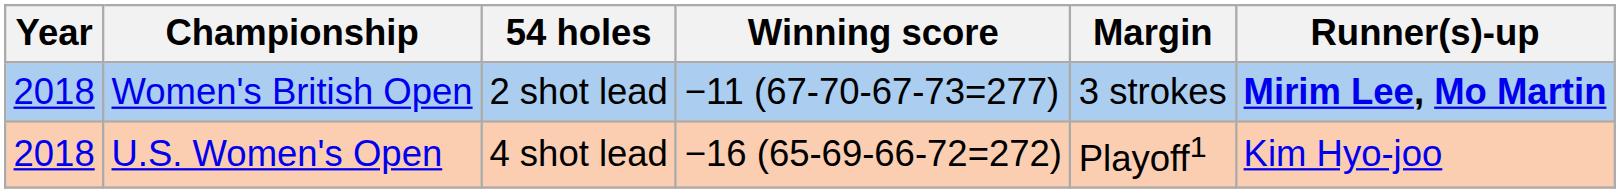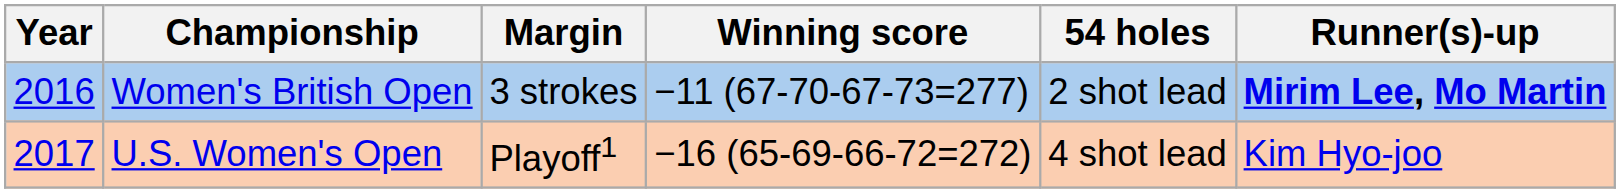columns swapped: (579, 33) <-> (1153, 33)
(54, 91) 2018 -> (54, 91) 2016
(54, 154) 2018 -> (54, 154) 2017
